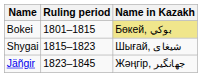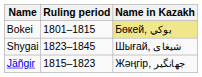(69, 46) 1815–1823 -> (69, 46) 1823–1845
(69, 63) 1823–1845 -> (69, 63) 1815–1823
